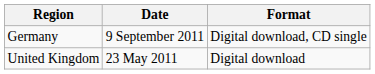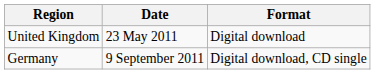rows swapped: (53, 58) <-> (33, 36)
